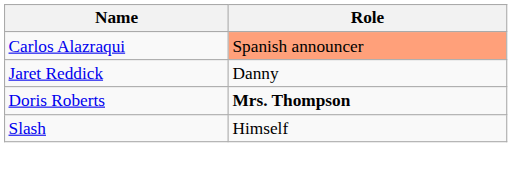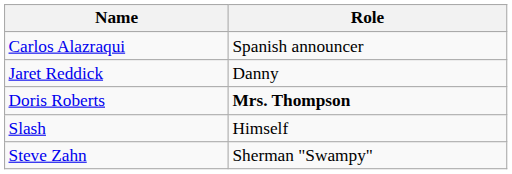(298, 45) lightsalmon background -> (298, 45) no background
+ row: (48, 155)
